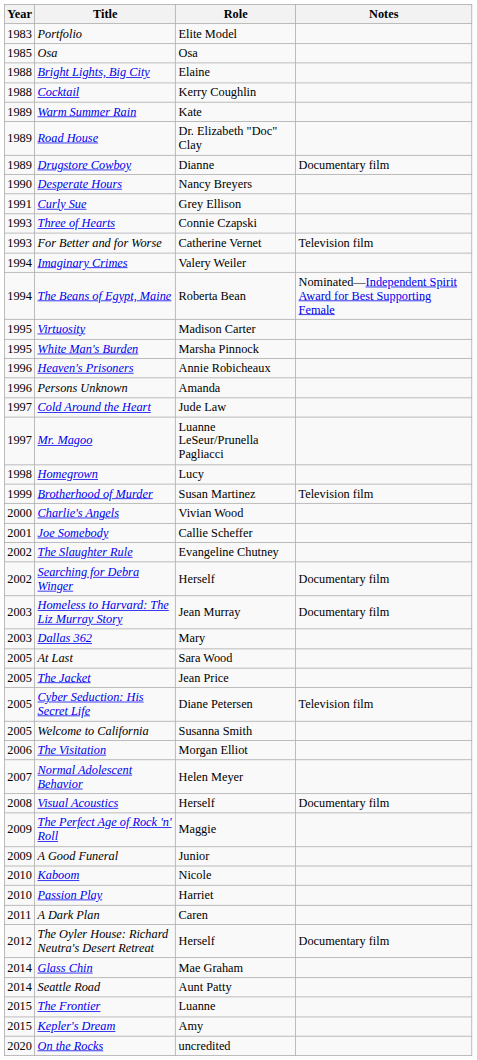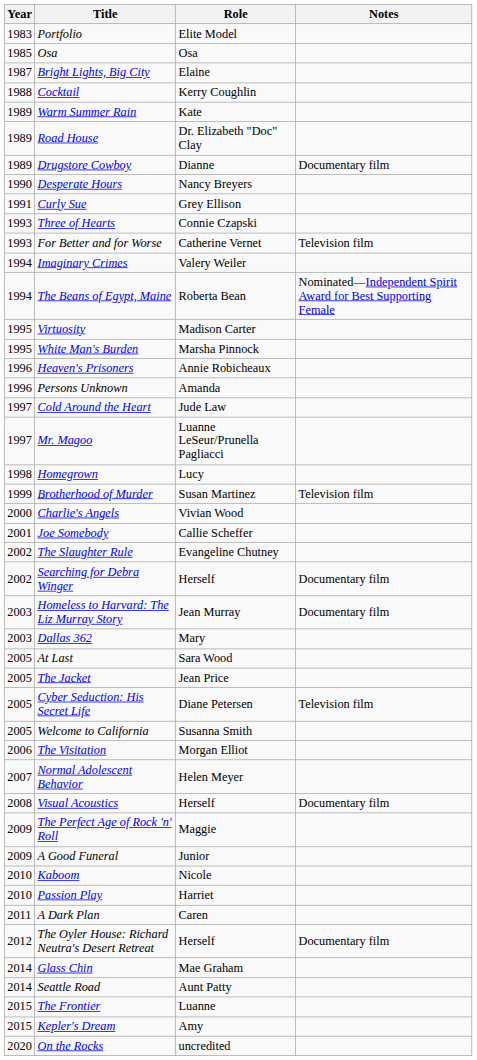(20, 72) 1988 -> (20, 72) 1987
